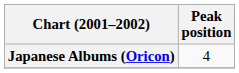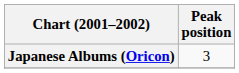(206, 56) 4 -> (206, 56) 3
